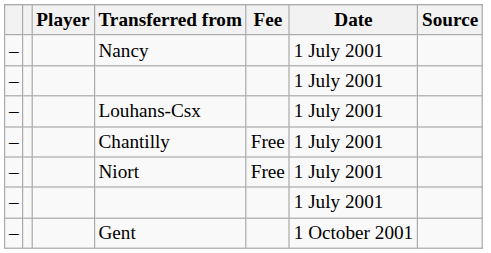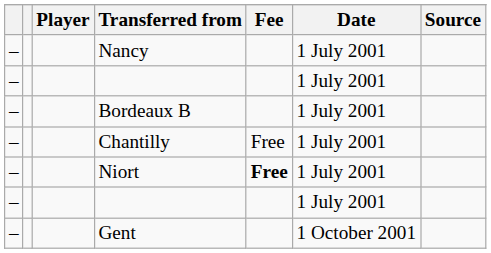- row: (14, 111)
+ row: (14, 111)
(268, 171) normal -> (269, 171) bold
